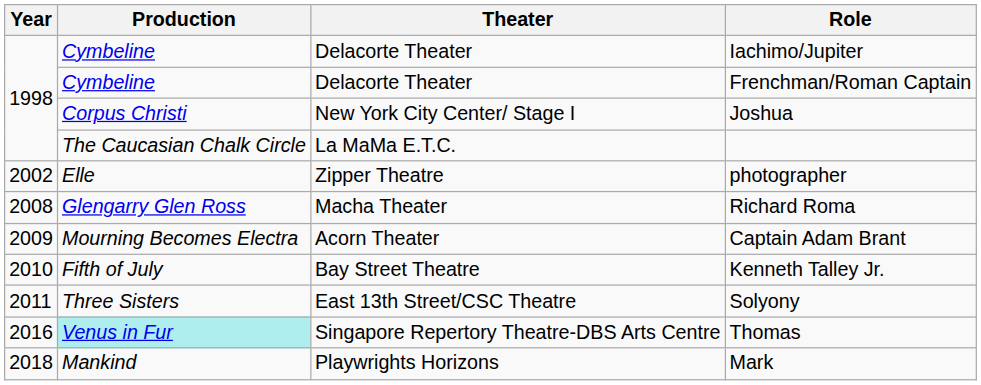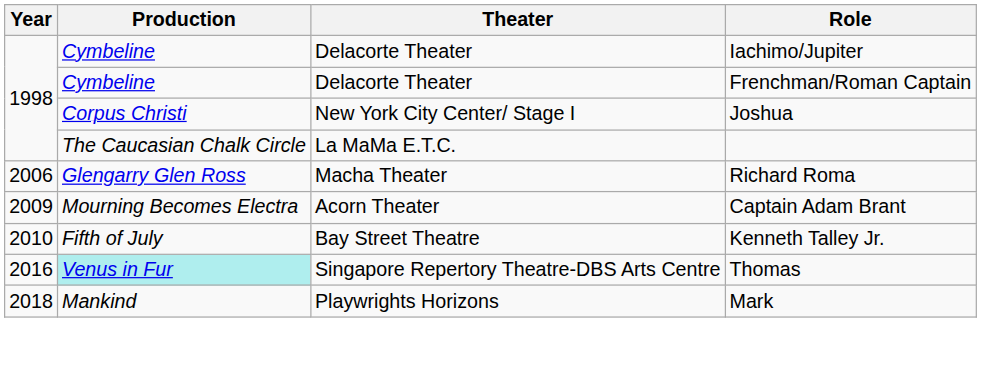- row: (788, 176)
(31, 207) 2008 -> (31, 176) 2006
- row: (765, 301)
